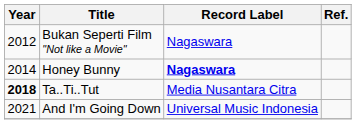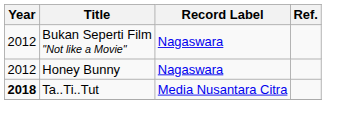(22, 69) 2014 -> (22, 69) 2012
(201, 69) bold -> (191, 69) normal
- row: (102, 109)
